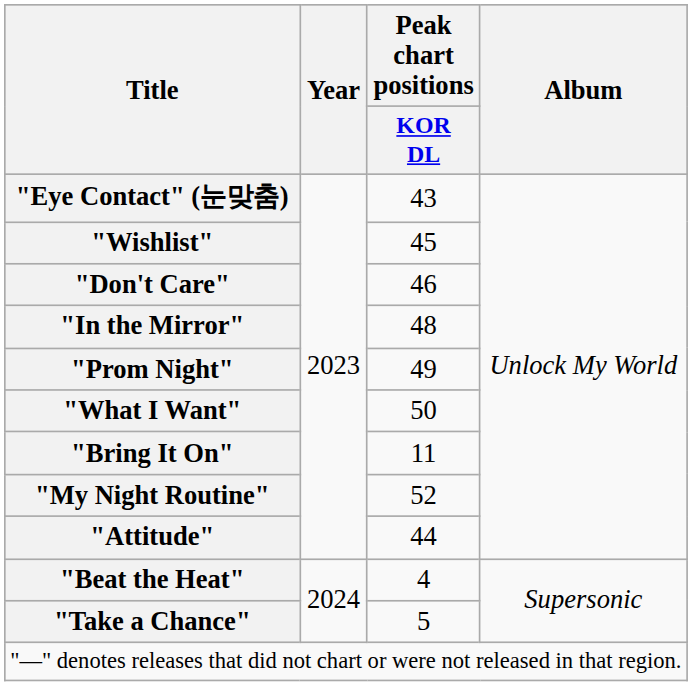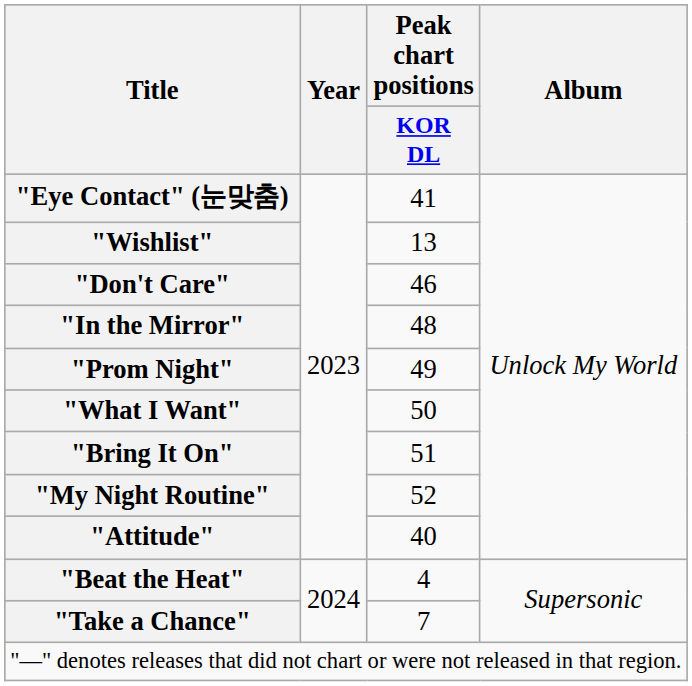(424, 197) 43 -> (424, 197) 41
(424, 242) 45 -> (424, 242) 13
(424, 452) 11 -> (424, 452) 51
(424, 537) 44 -> (424, 537) 40
(424, 621) 5 -> (424, 621) 7
